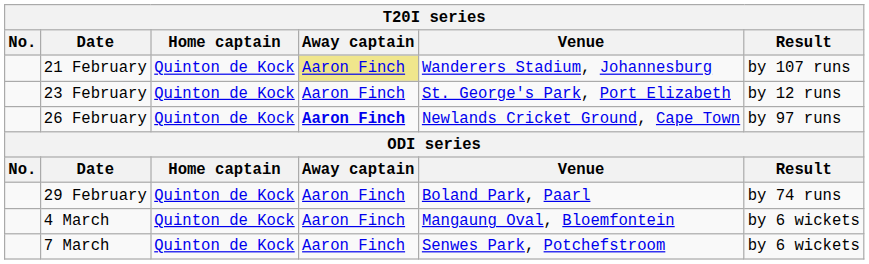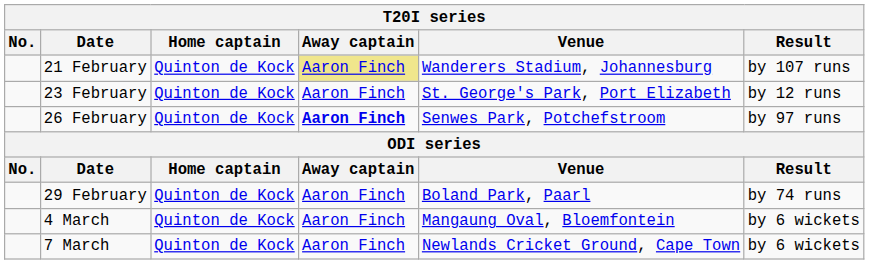(581, 119) Newlands Cricket Ground, Cape Town -> (544, 119) Senwes Park, Potchefstroom
(544, 246) Senwes Park, Potchefstroom -> (581, 246) Newlands Cricket Ground, Cape Town
